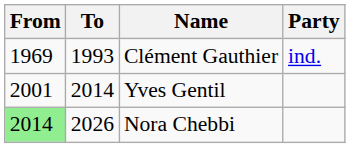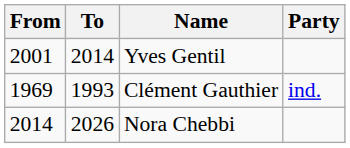rows swapped: (201, 55) <-> (175, 90)
(31, 124) lightgreen background -> (31, 124) no background
